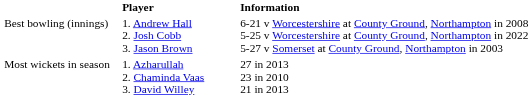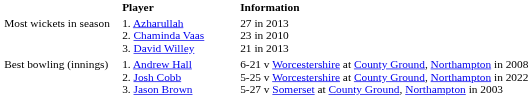rows swapped: (56, 23) <-> (57, 64)
